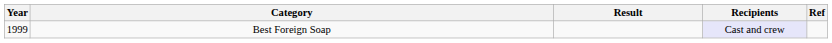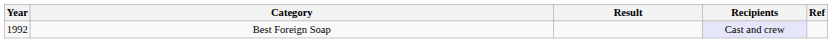(17, 29) 1999 -> (17, 29) 1992
